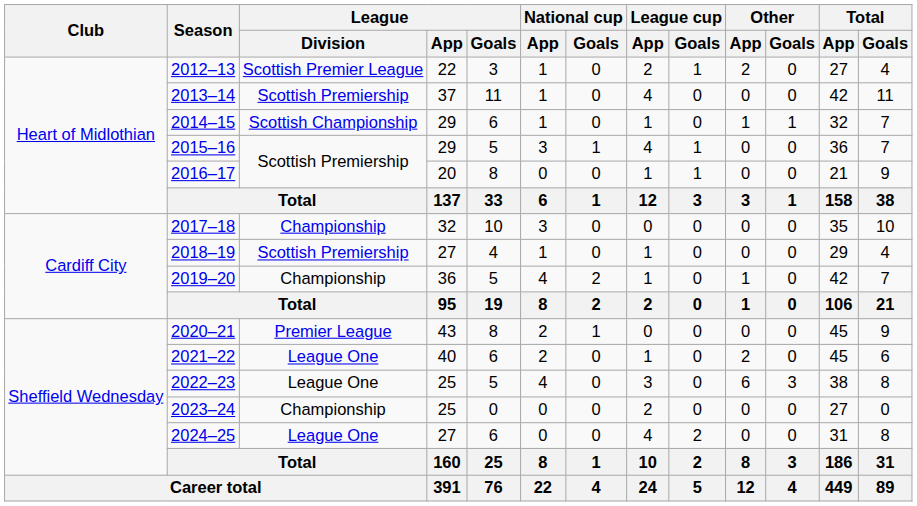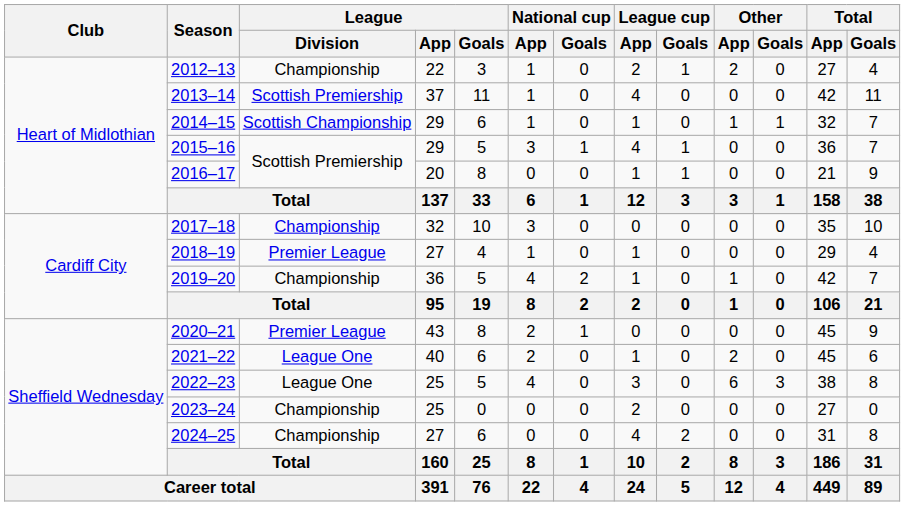(333, 69) Scottish Premier League -> (327, 69) Championship
(333, 252) Scottish Premiership -> (327, 252) Premier League
(333, 435) League One -> (327, 435) Championship
